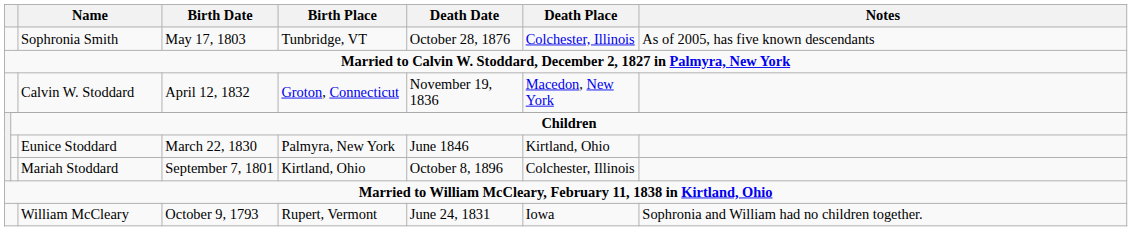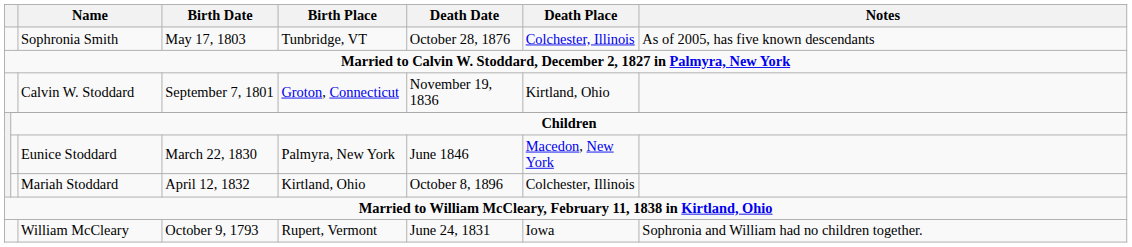(208, 92) April 12, 1832 -> (220, 92) September 7, 1801
(570, 92) Macedon, New York -> (568, 92) Kirtland, Ohio
(568, 146) Kirtland, Ohio -> (570, 154) Macedon, New York
(220, 169) September 7, 1801 -> (208, 185) April 12, 1832
